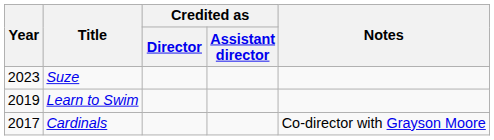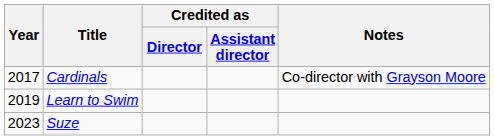rows swapped: (77, 123) <-> (63, 77)
